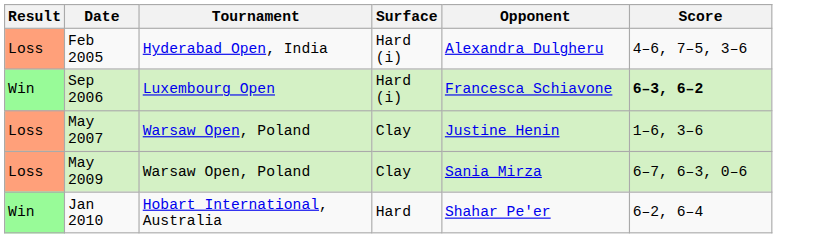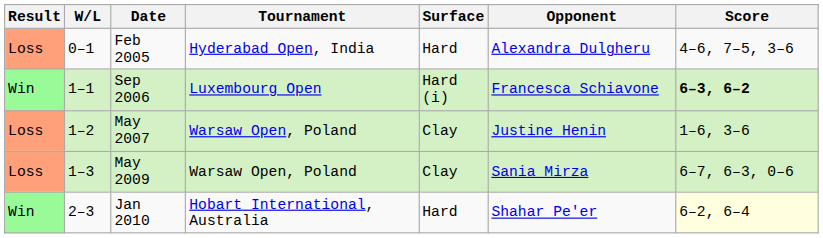+ column: (88, 17)
(393, 49) Hard (i) -> (440, 49) Hard
(668, 213) no background -> (714, 213) lightyellow background
